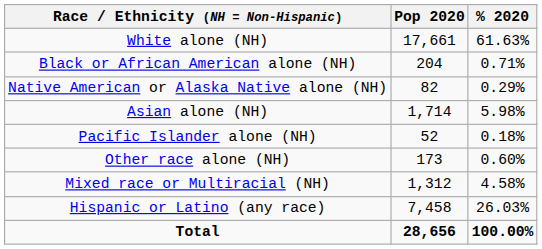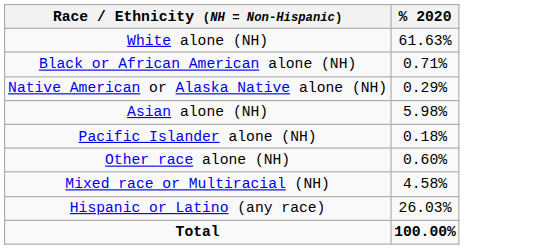- column: (429, 17)
